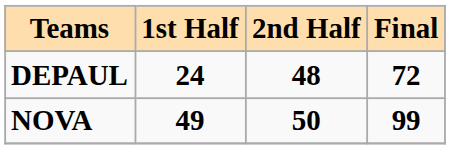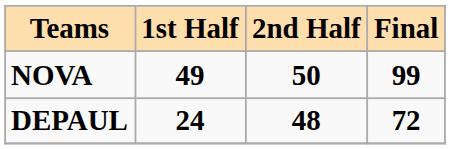rows swapped: (52, 120) <-> (69, 74)
